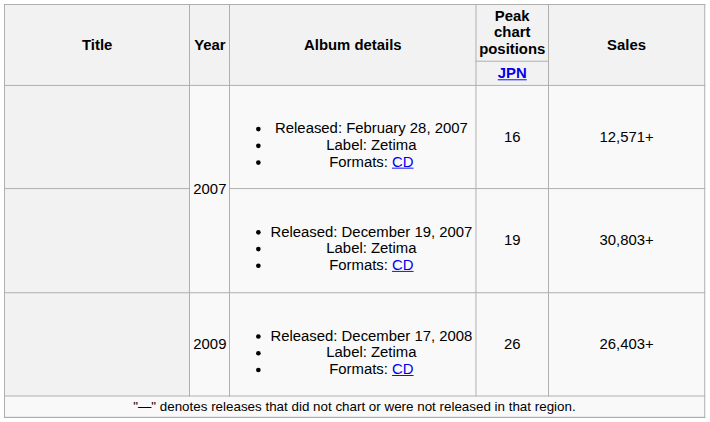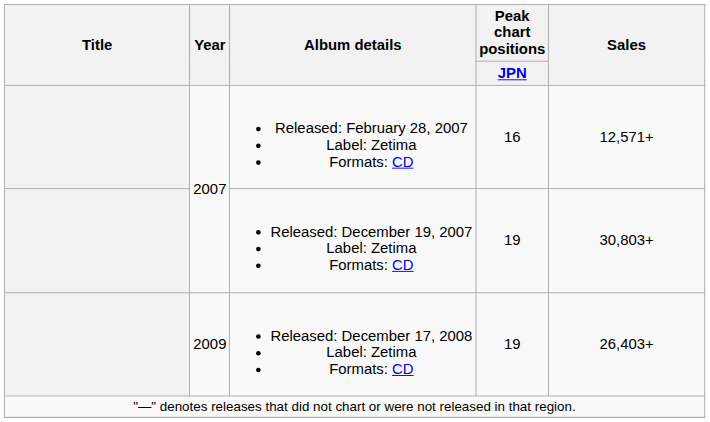(512, 344) 26 -> (512, 344) 19
